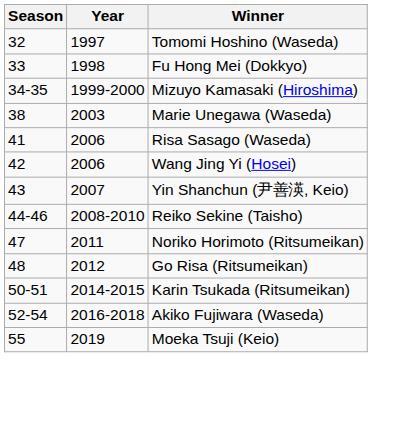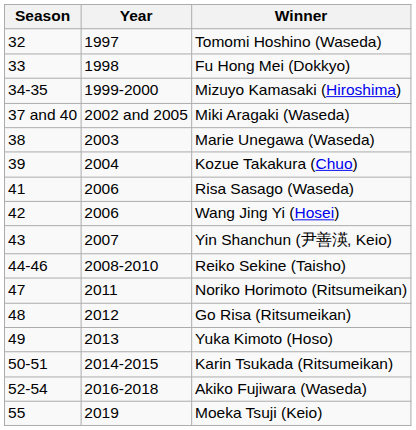+ row: (272, 115)
+ row: (276, 164)
+ row: (264, 339)
